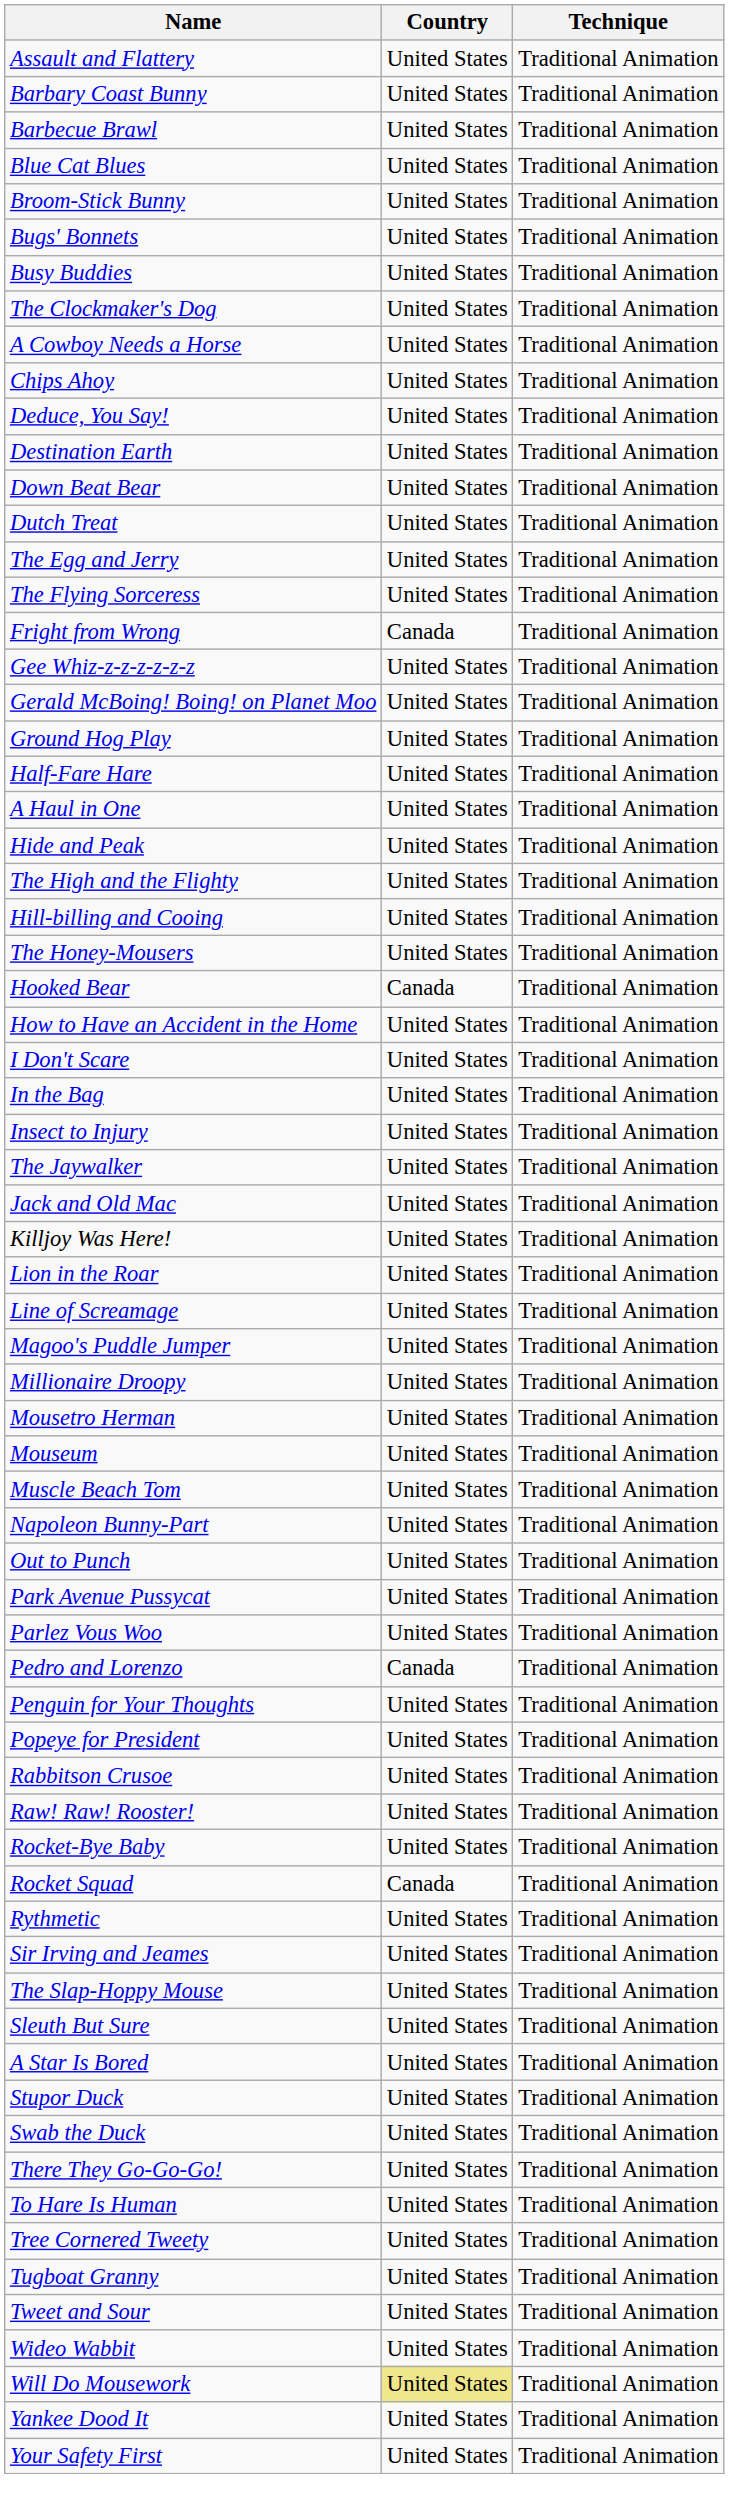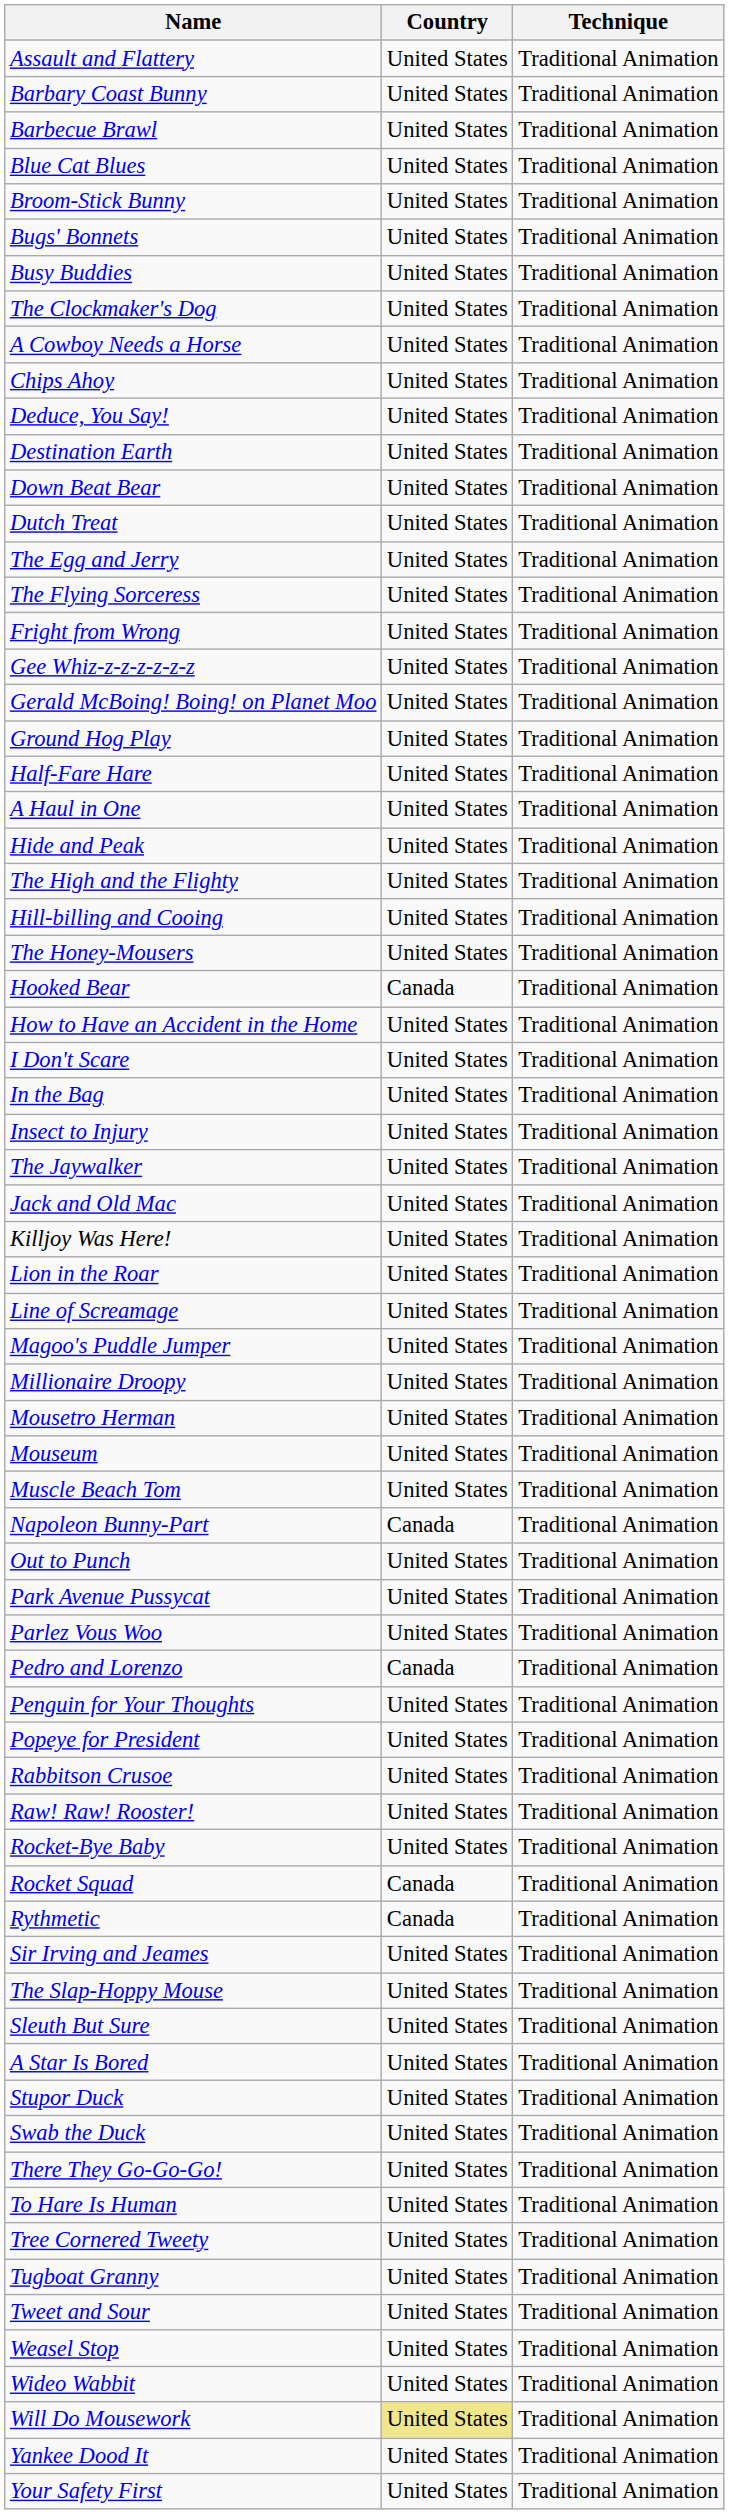(421, 630) Canada -> (447, 630) United States
(447, 1525) United States -> (421, 1525) Canada
(447, 1918) United States -> (421, 1918) Canada
+ row: (64, 2348)
